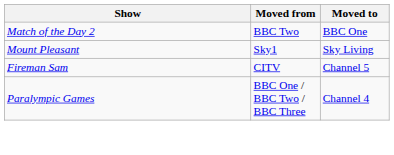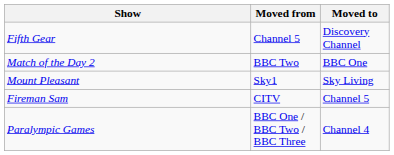+ row: (31, 37)
